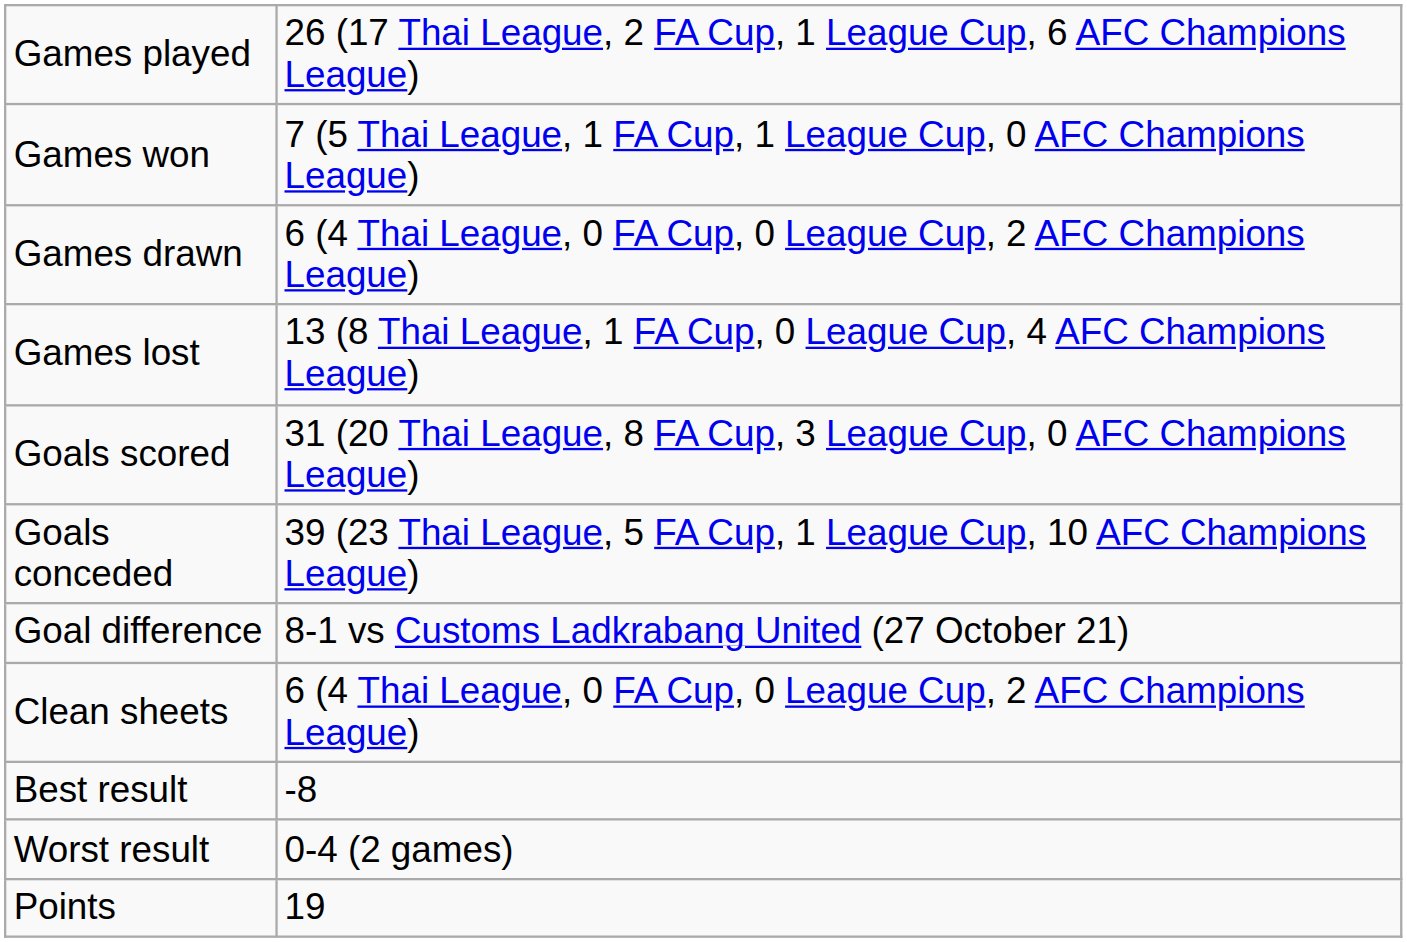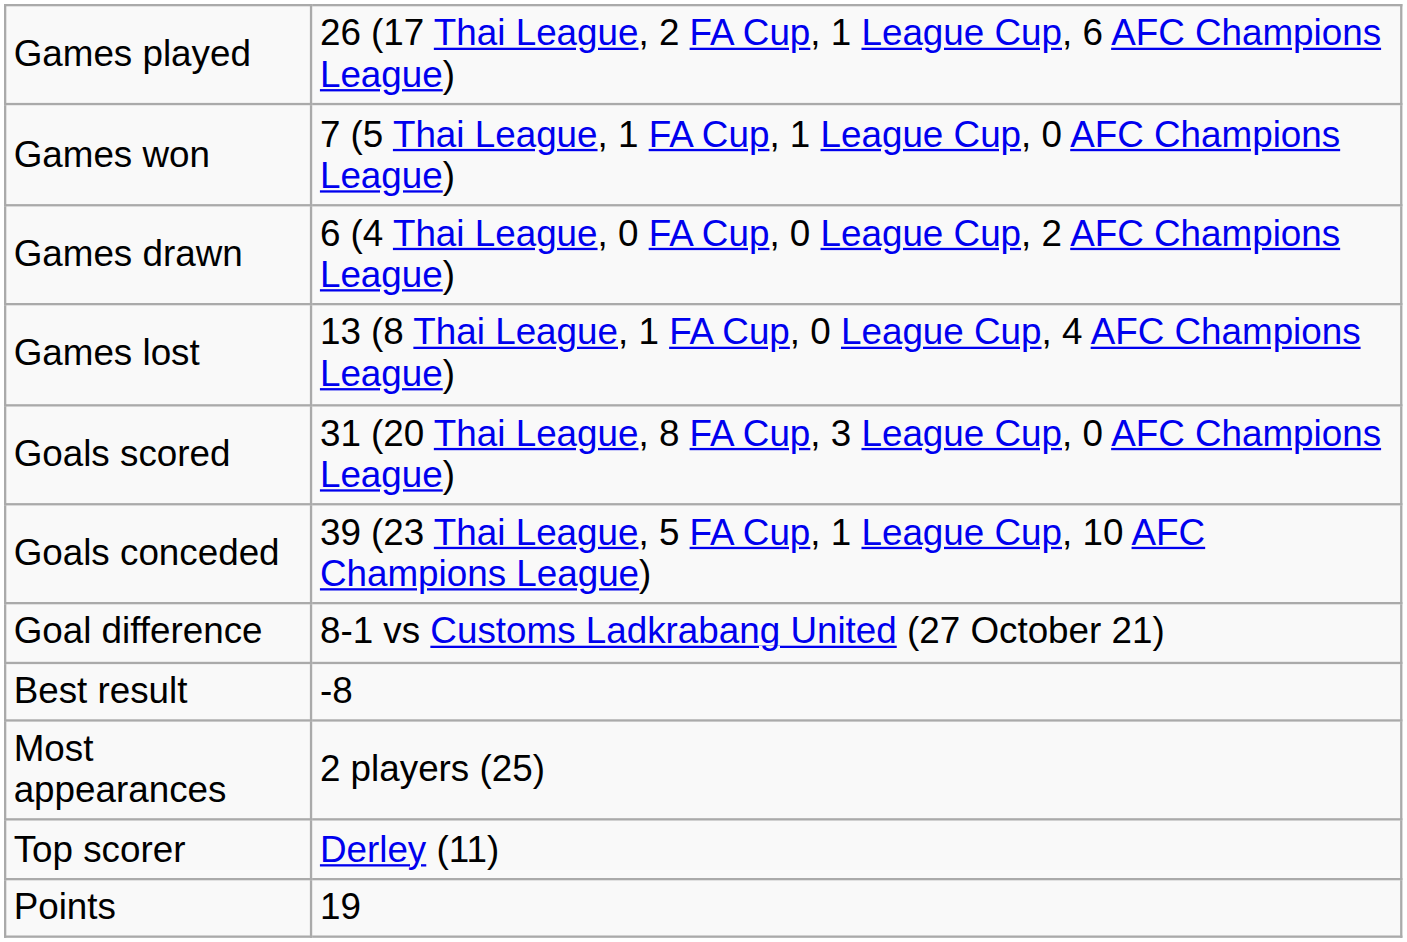- row: (121, 711)
- row: (111, 848)
+ row: (120, 769)
+ row: (100, 848)
